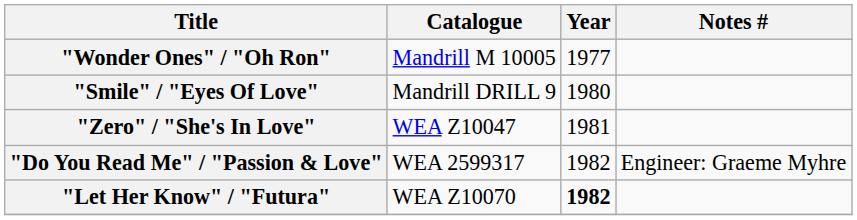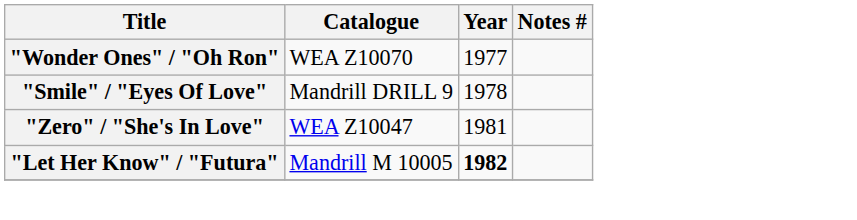(474, 57) Mandrill M 10005 -> (351, 57) WEA Z10070
(588, 92) 1980 -> (485, 92) 1978
- row: (196, 162)
(454, 197) WEA Z10070 -> (371, 162) Mandrill M 10005
